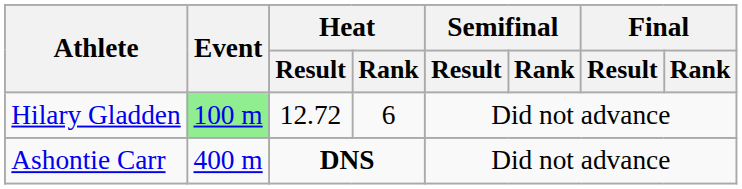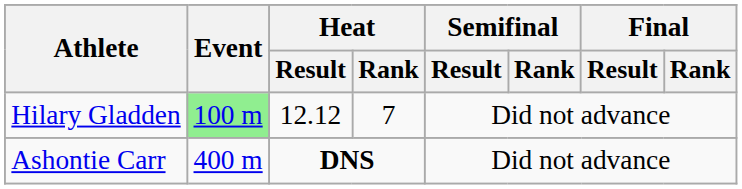(311, 115) 12.72 -> (311, 115) 12.12
(388, 115) 6 -> (388, 115) 7
